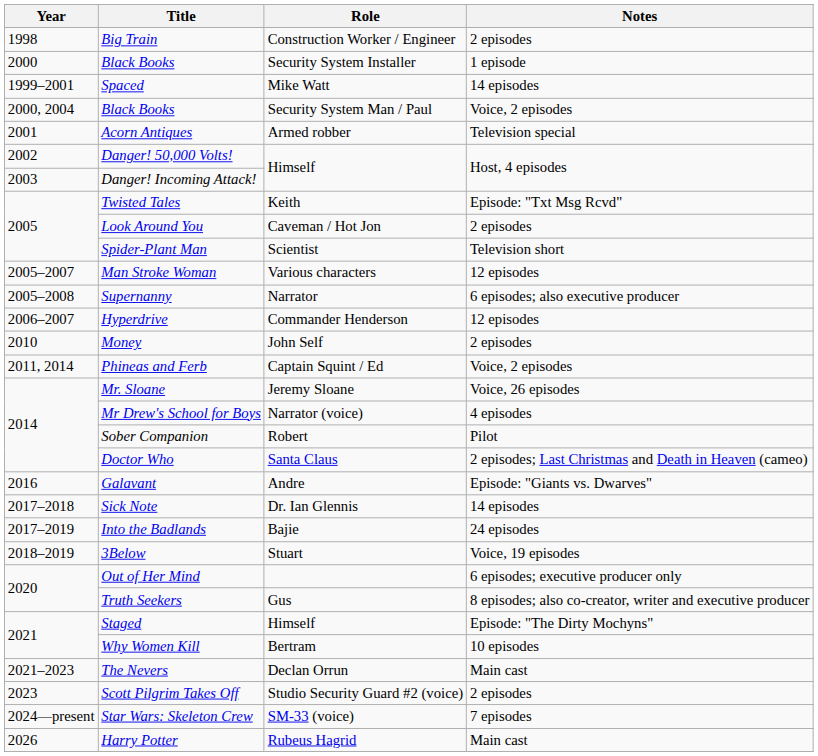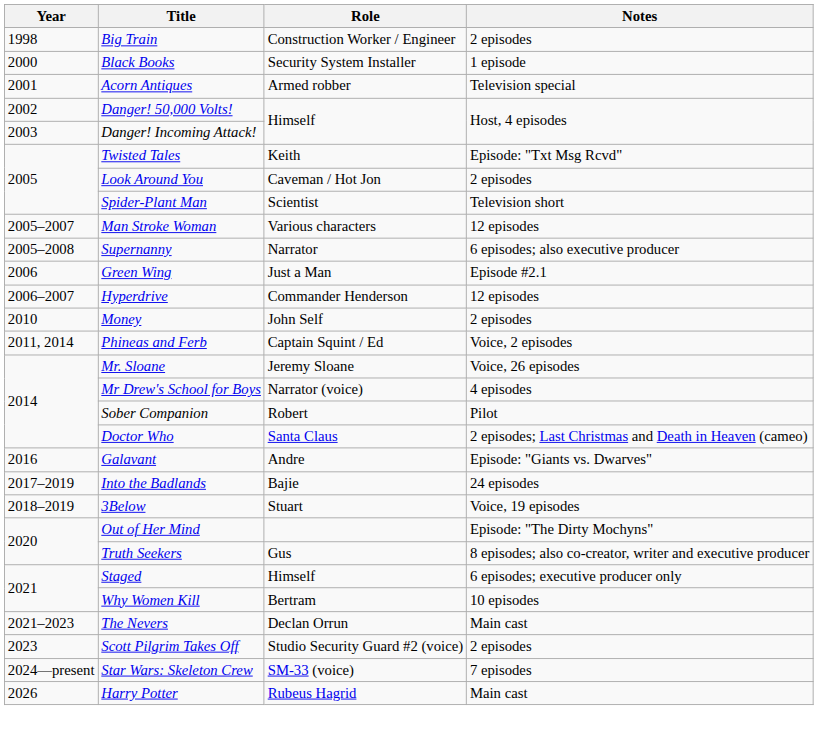- row: (123, 86)
- row: (138, 109)
+ row: (136, 272)
- row: (129, 506)
(576, 576) 6 episodes; executive producer only -> (562, 529) Episode: "The Dirty Mochyns"
(562, 623) Episode: "The Dirty Mochyns" -> (576, 576) 6 episodes; executive producer only
